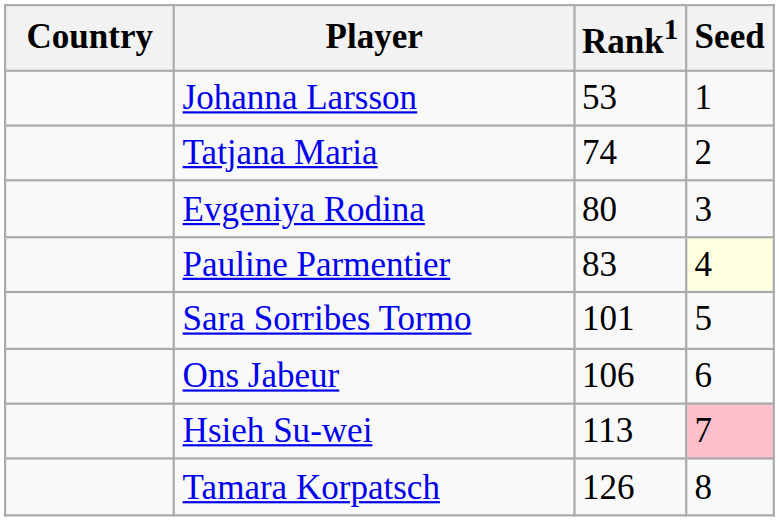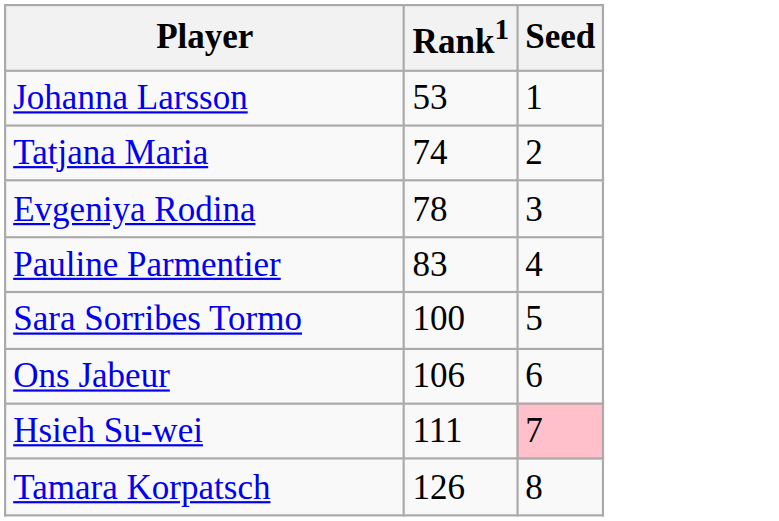- column: (90, 37)
(600, 208) 80 -> (430, 208) 78
(703, 264) lightyellow background -> (534, 264) no background
(608, 319) 101 -> (439, 319) 100
(608, 430) 113 -> (438, 430) 111
